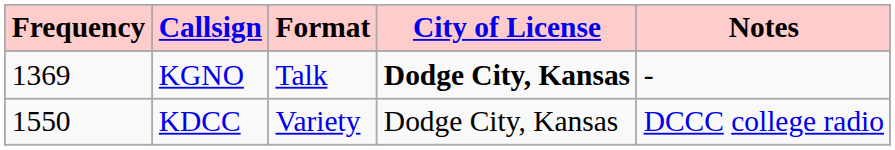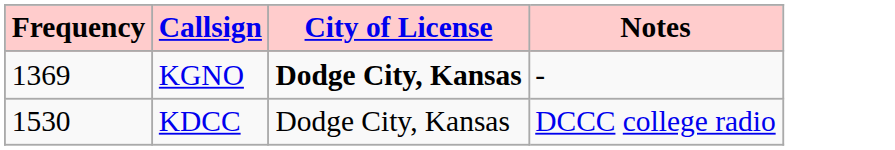- column: (323, 27)
(41, 121) 1550 -> (41, 121) 1530
